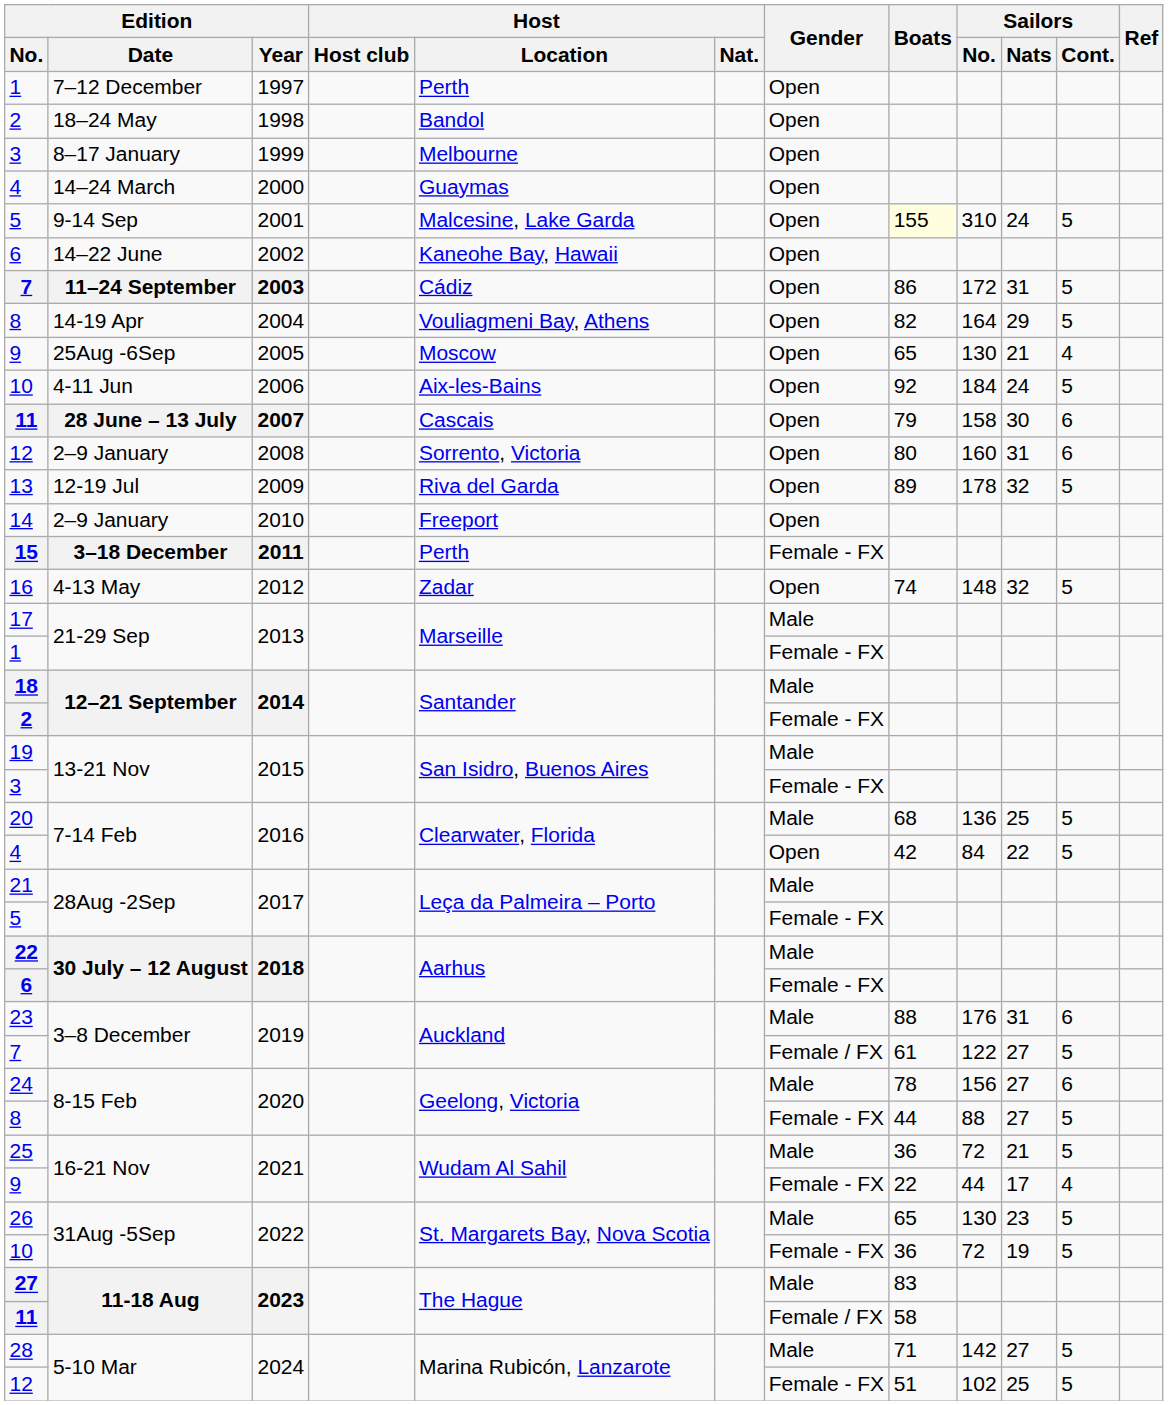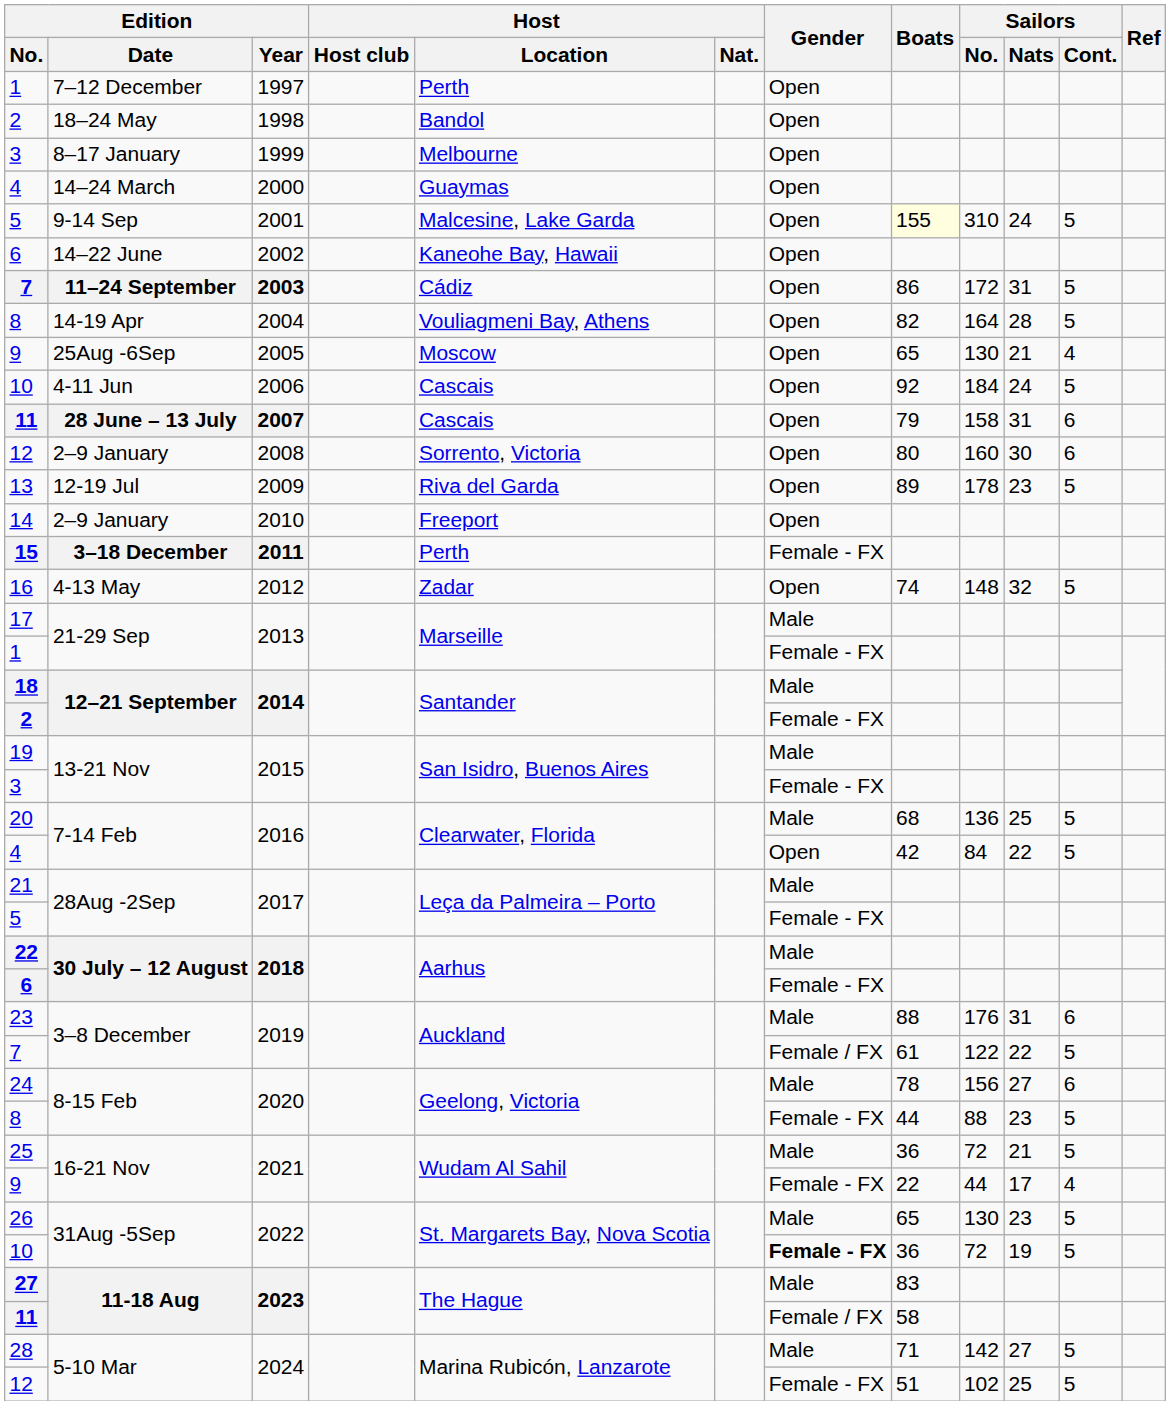(1018, 320) 29 -> (1020, 320) 28
(480, 386) Aix-les-Bains -> (456, 386) Cascais
(1018, 420) 30 -> (1020, 420) 31
(1018, 453) 31 -> (1020, 453) 30
(1018, 486) 32 -> (1020, 486) 23
(1018, 1051) 27 -> (1020, 1051) 22
(1018, 1118) 27 -> (1020, 1118) 23
(826, 1251) normal -> (828, 1251) bold
